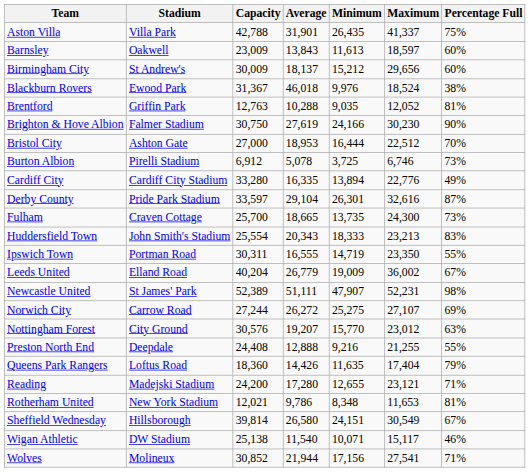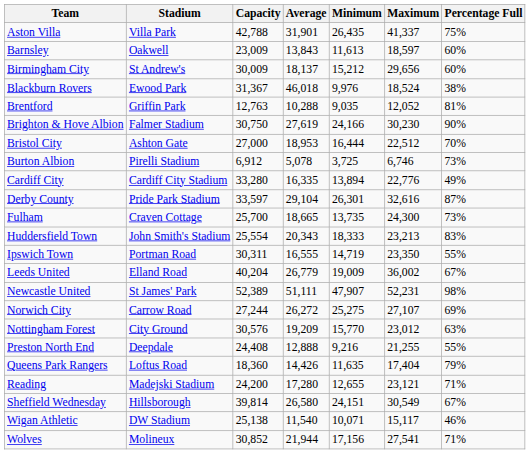(302, 328) 19,207 -> (302, 328) 19,209
- row: (50, 402)
